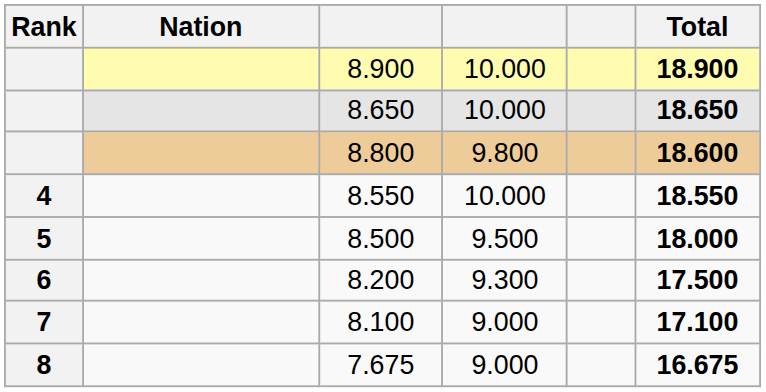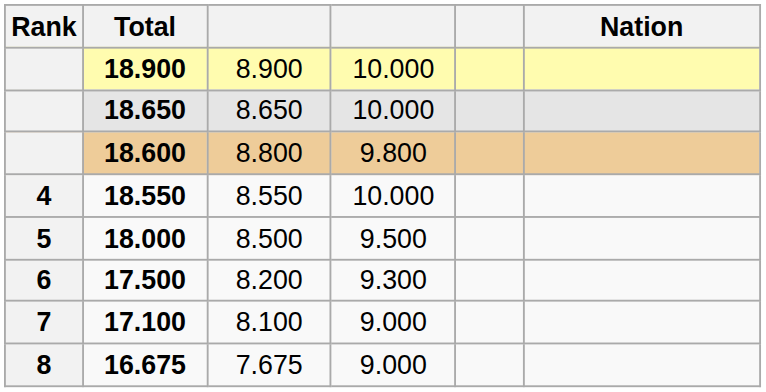columns swapped: (201, 26) <-> (697, 26)
